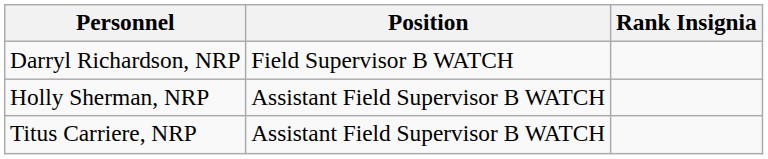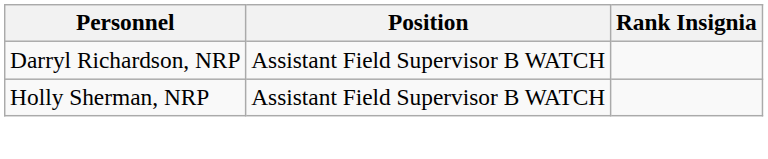(382, 60) Field Supervisor B WATCH -> (428, 60) Assistant Field Supervisor B WATCH
- row: (103, 134)
